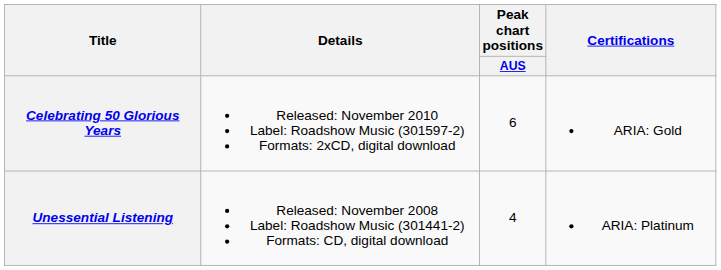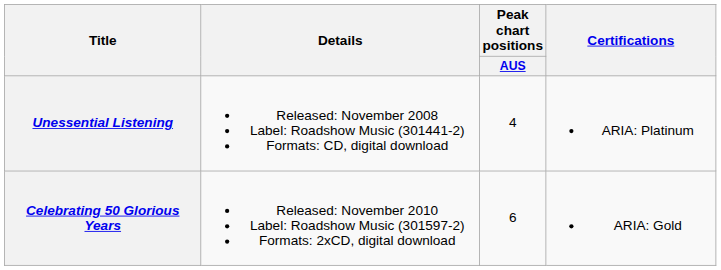rows swapped: (103, 218) <-> (103, 123)
